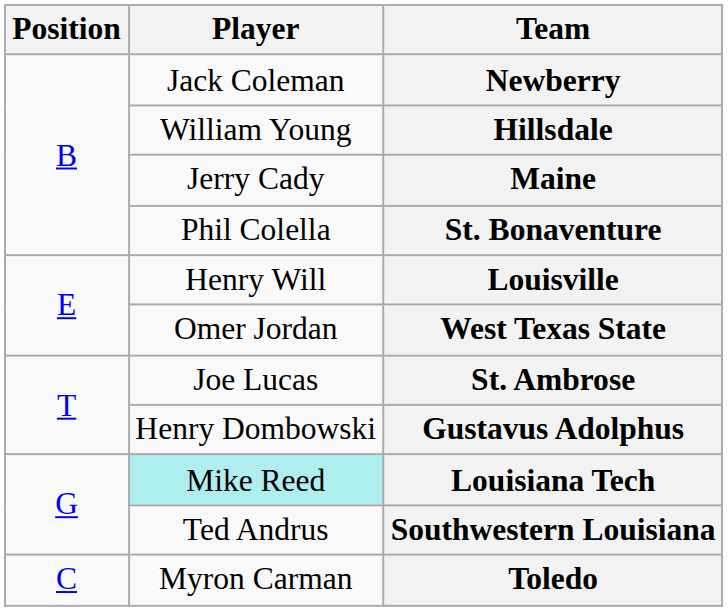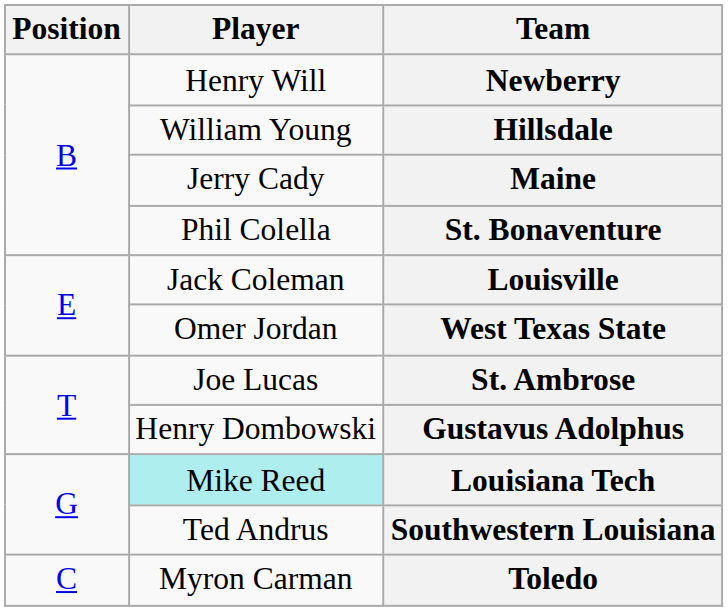(256, 79) Jack Coleman -> (256, 79) Henry Will
(256, 279) Henry Will -> (256, 279) Jack Coleman
